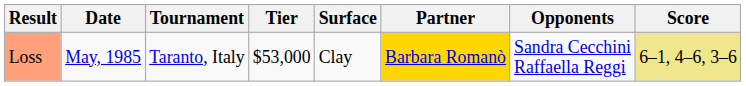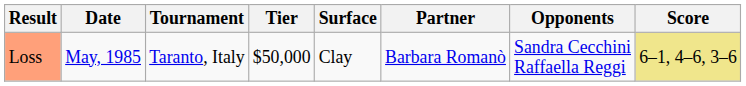(282, 56) $53,000 -> (282, 56) $50,000
(446, 56) gold background -> (446, 56) no background
